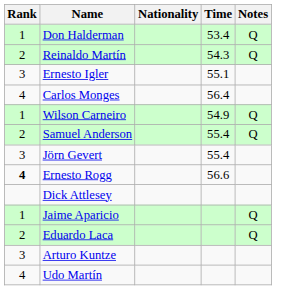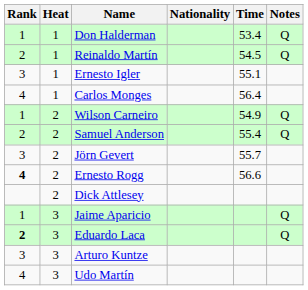+ column: (56, 14)
(218, 54) 54.3 -> (250, 54) 54.5
(218, 154) 55.4 -> (250, 154) 55.7
(22, 235) normal -> (22, 235) bold
